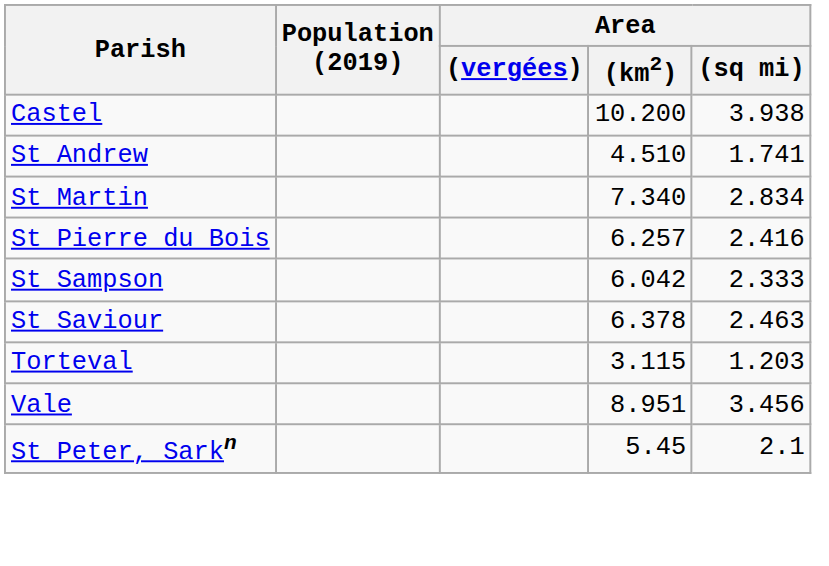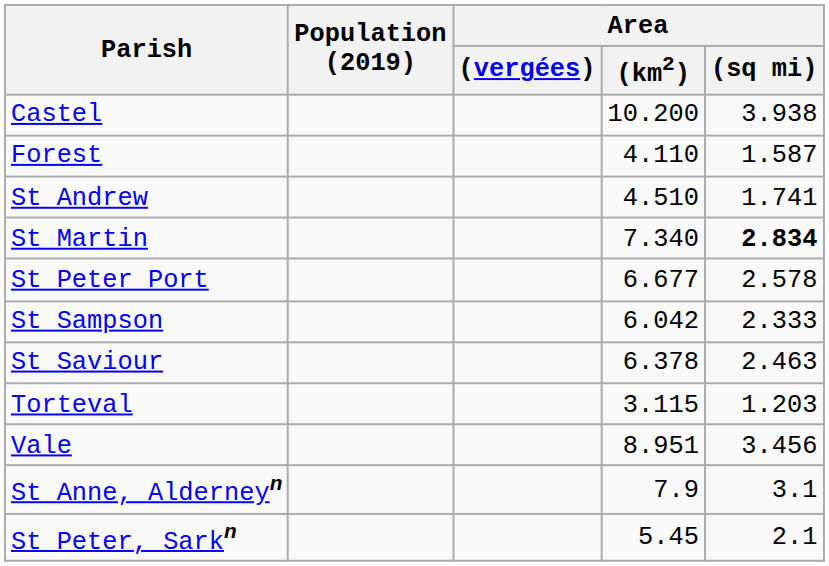+ row: (57, 156)
(767, 197) normal -> (779, 239) bold
+ row: (110, 280)
- row: (140, 239)
+ row: (147, 490)
